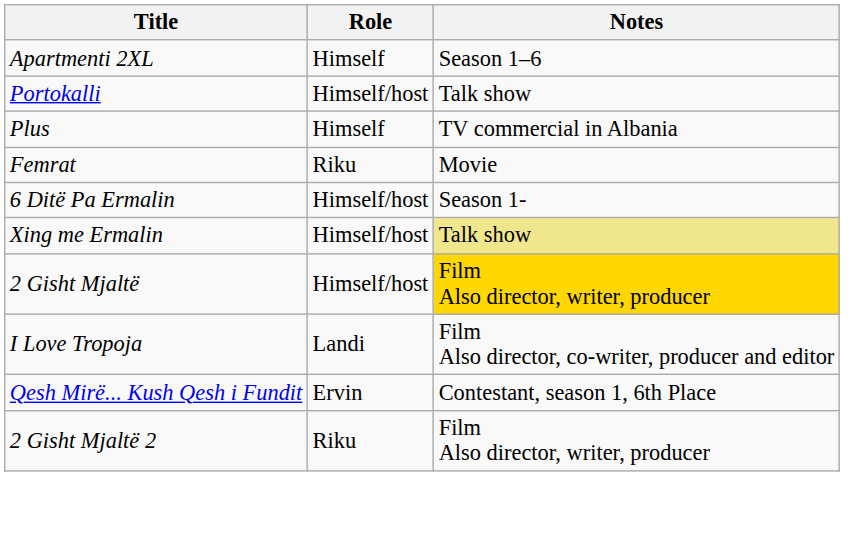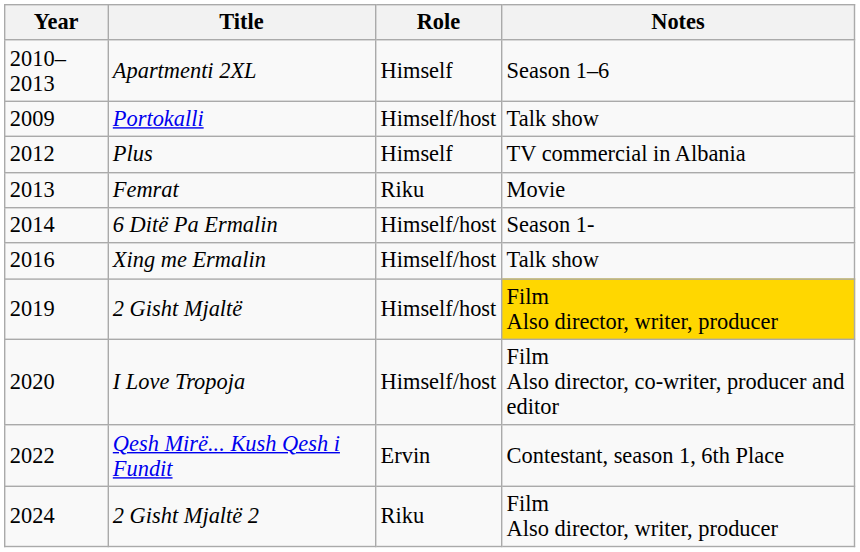+ column: (56, 22)
(485, 235) khaki background -> (553, 260) no background
(339, 344) Landi -> (438, 382) Himself/host
